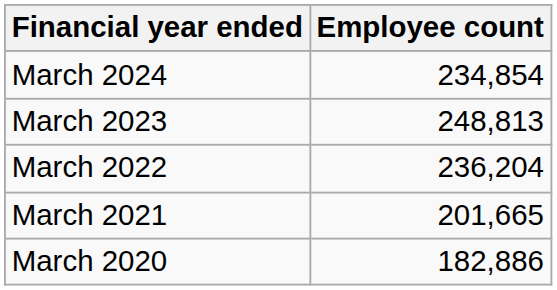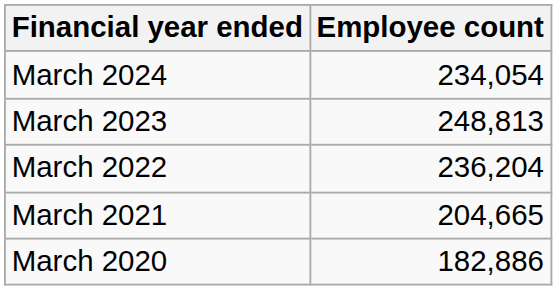(491, 74) 234,854 -> (491, 74) 234,054
(491, 214) 201,665 -> (491, 214) 204,665
